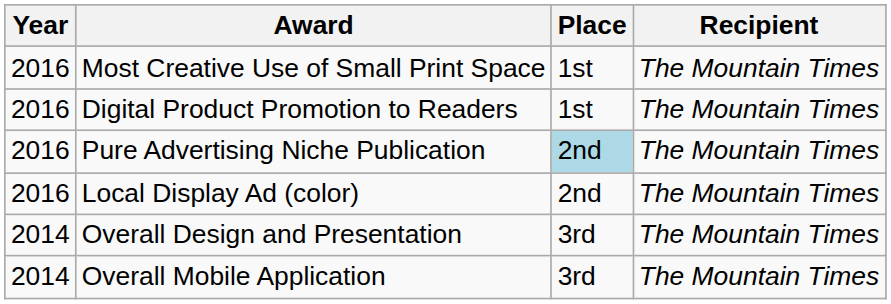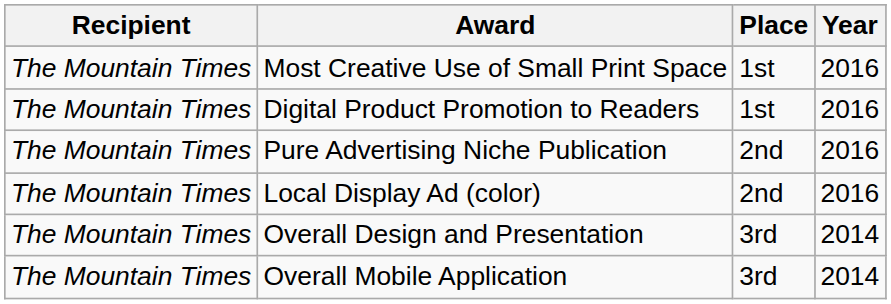columns swapped: (40, 25) <-> (759, 25)
(580, 151) lightblue background -> (761, 151) no background
